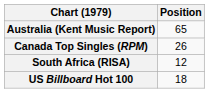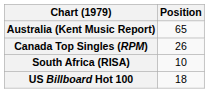(181, 63) 12 -> (181, 63) 10
